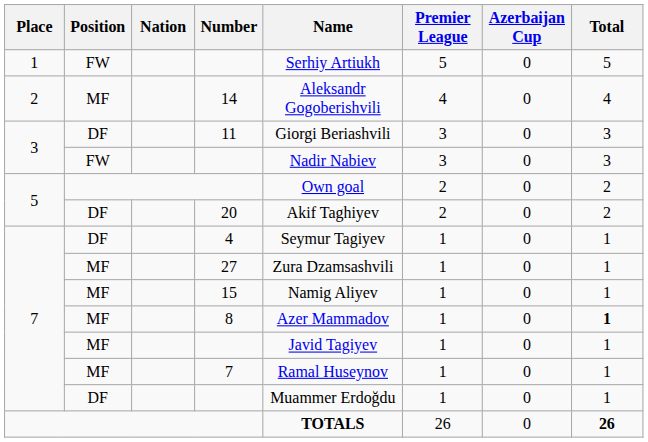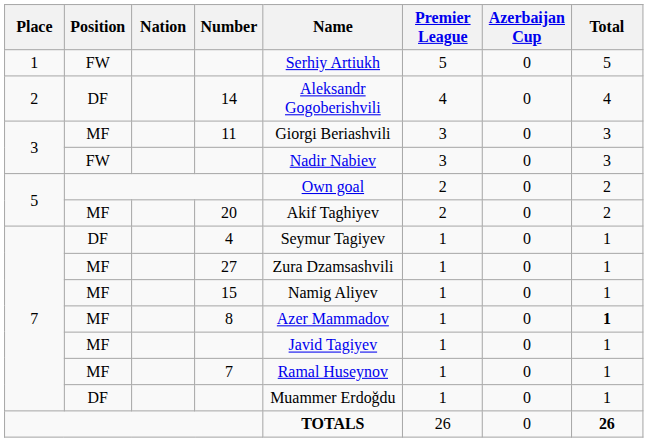(98, 98) MF -> (98, 98) DF
(98, 134) DF -> (98, 134) MF
(98, 213) DF -> (98, 213) MF
